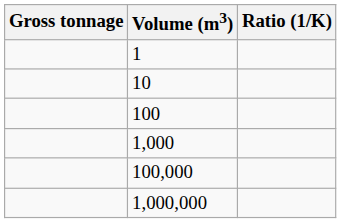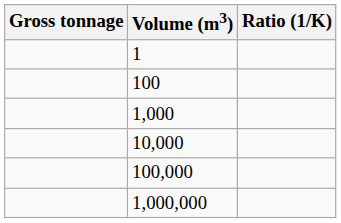- row: (141, 83)
+ row: (158, 143)
